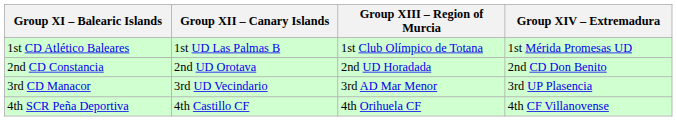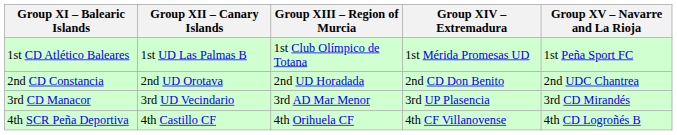+ column: (606, 21)
